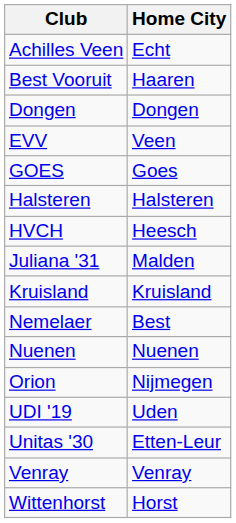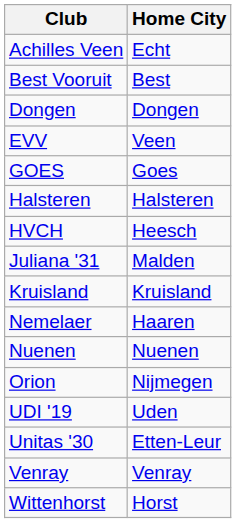(163, 79) Haaren -> (151, 79) Best
(151, 321) Best -> (163, 321) Haaren
